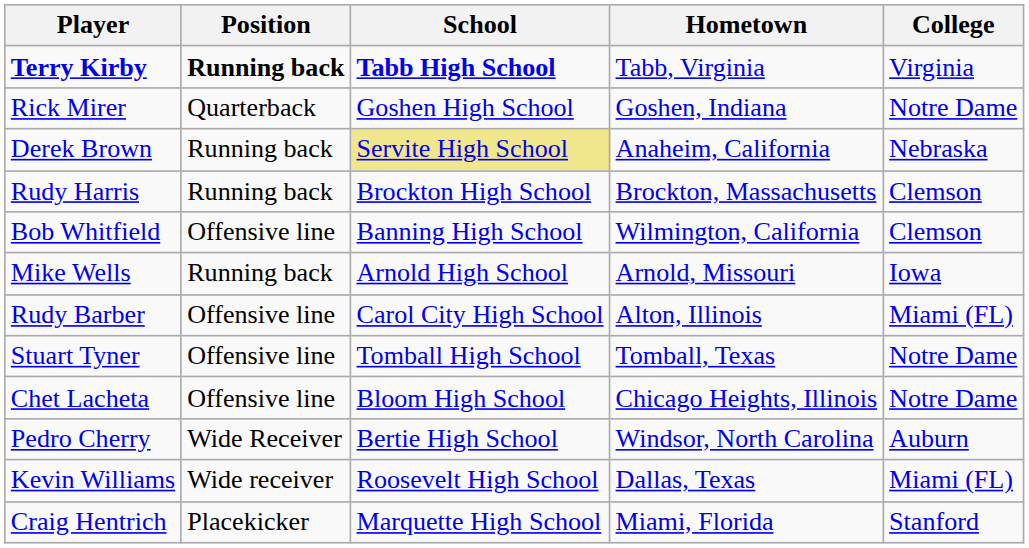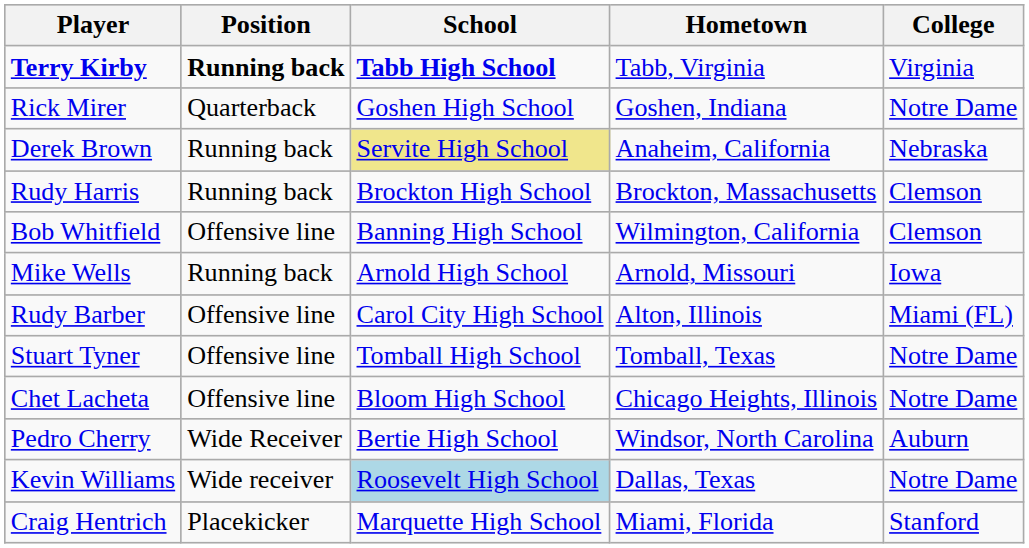(477, 480) no background -> (477, 480) lightblue background
(951, 480) Miami (FL) -> (953, 480) Notre Dame
